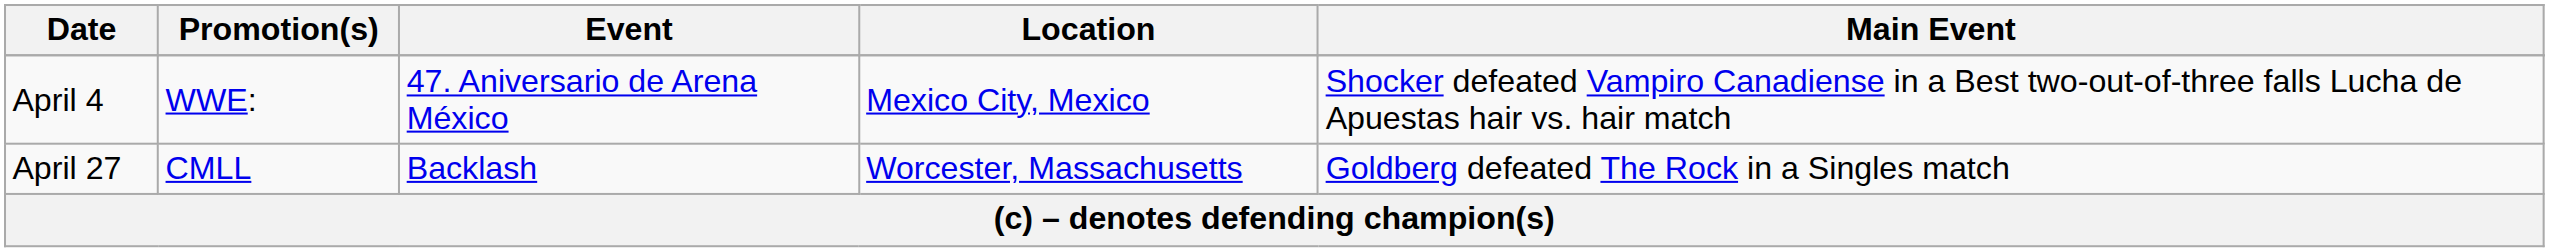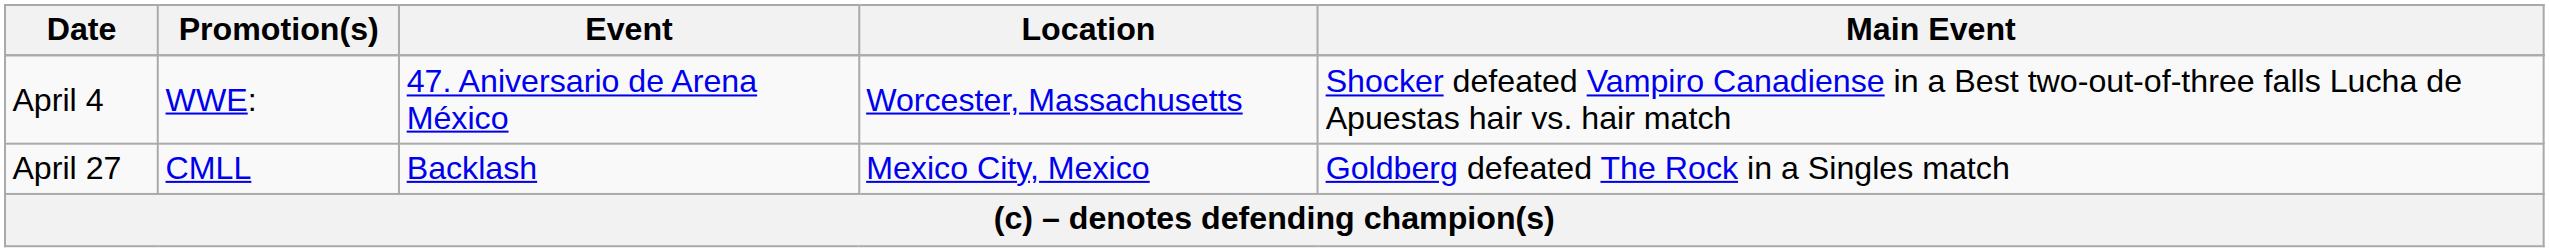(1008, 99) Mexico City, Mexico -> (1054, 99) Worcester, Massachusetts
(1054, 168) Worcester, Massachusetts -> (1008, 168) Mexico City, Mexico
